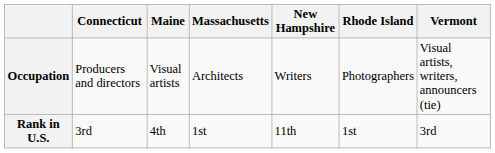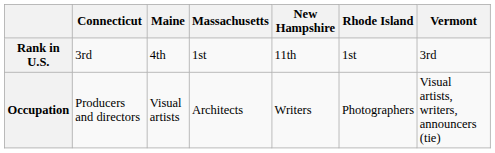rows swapped: (38, 76) <-> (38, 131)
